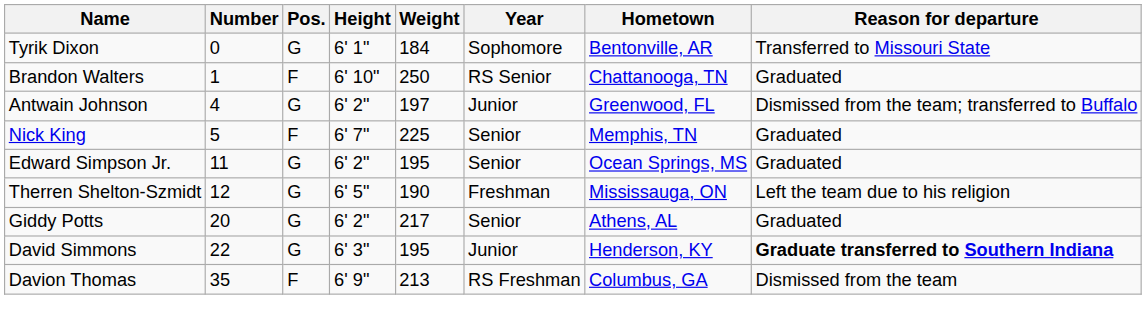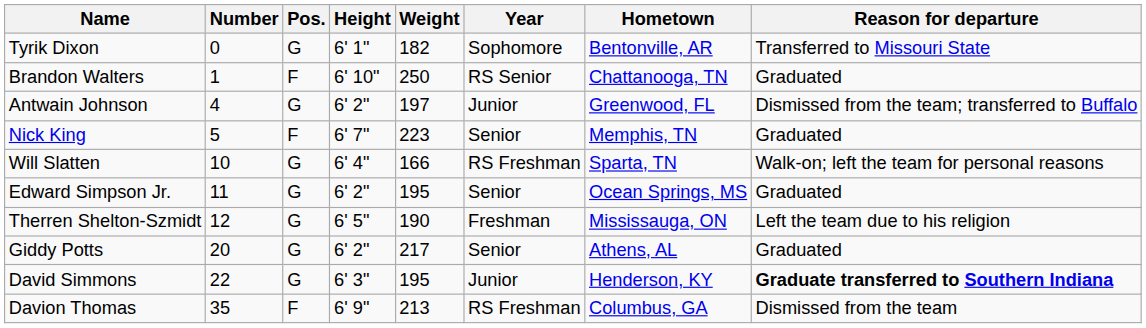(414, 47) 184 -> (414, 47) 182
(414, 134) 225 -> (414, 134) 223
+ row: (54, 163)
